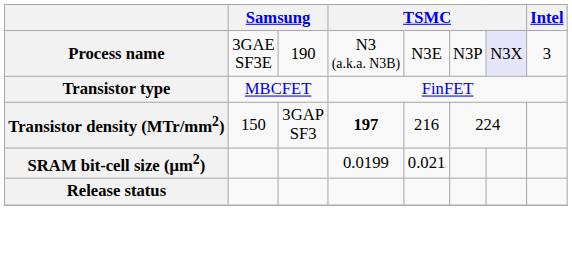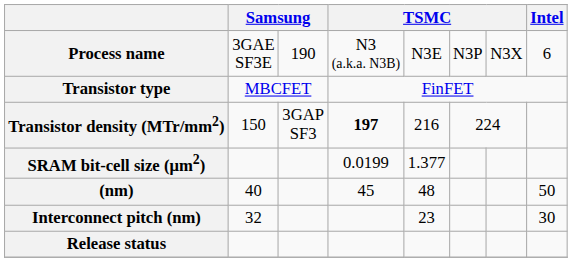(506, 53) lavender background -> (506, 53) no background
(547, 53) 3 -> (547, 53) 6
(427, 162) 0.021 -> (427, 162) 1.377
+ row: (116, 191)
+ row: (116, 217)
